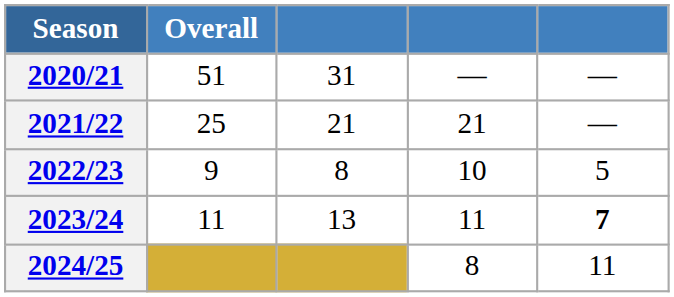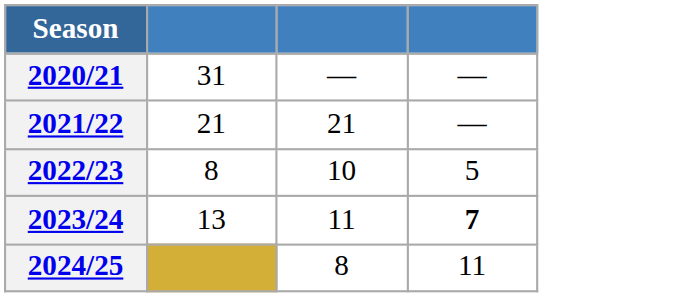- column: (211, 28)
